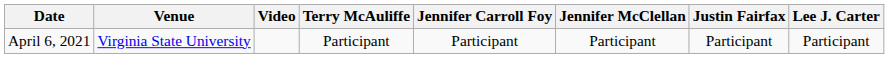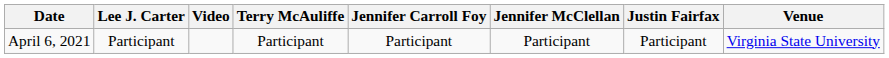columns swapped: (174, 16) <-> (836, 16)
